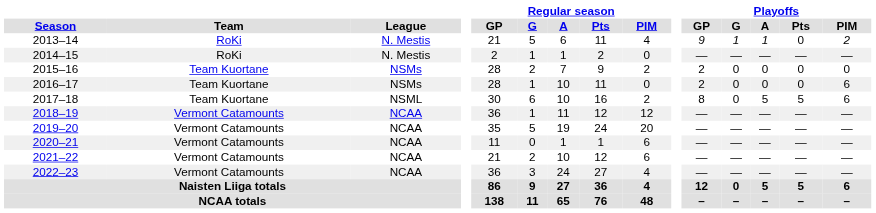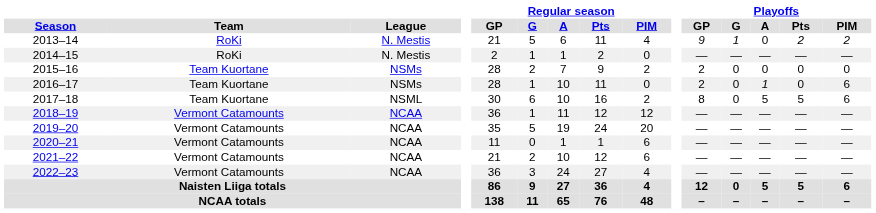(765, 40) 1 -> (765, 40) 0
(801, 40) 0 -> (801, 40) 2
(765, 84) 0 -> (765, 84) 1
